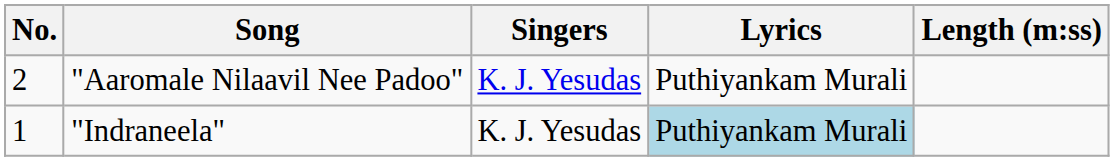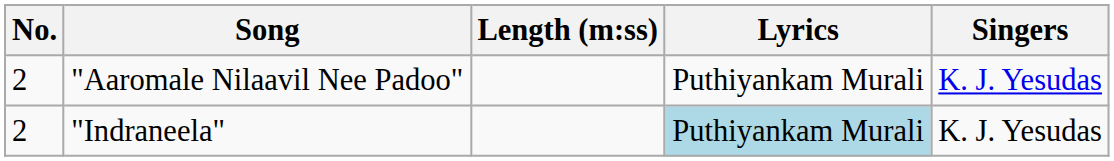columns swapped: (559, 29) <-> (1012, 29)
(20, 130) 1 -> (20, 130) 2
